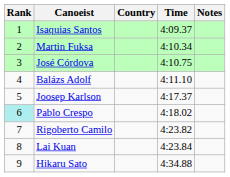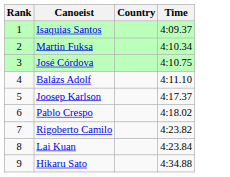- column: (210, 12)
(19, 113) paleturquoise background -> (19, 113) no background
